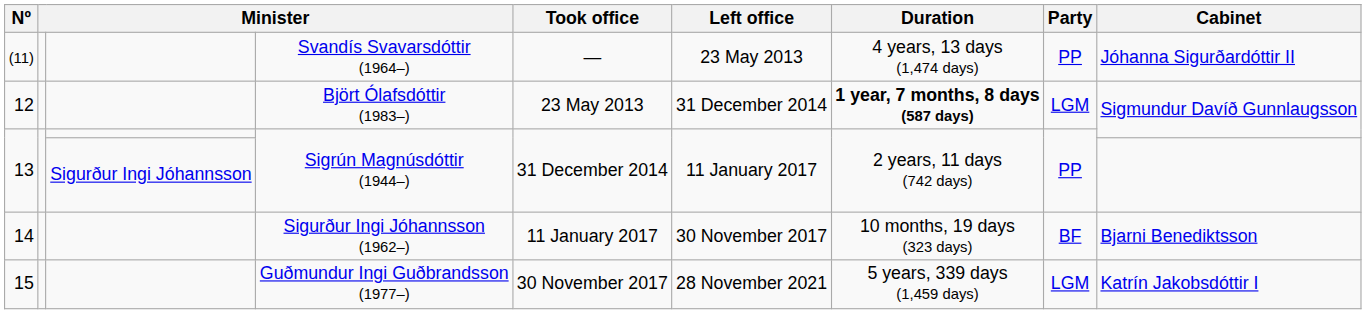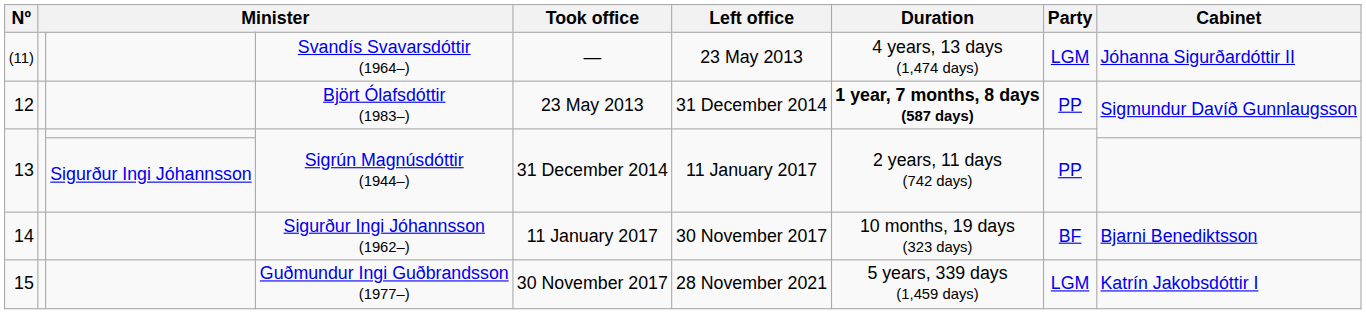(1070, 56) PP -> (1070, 56) LGM
(1070, 104) LGM -> (1070, 104) PP
